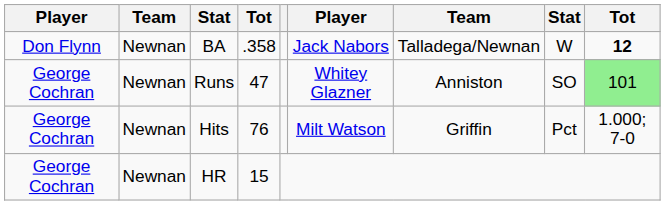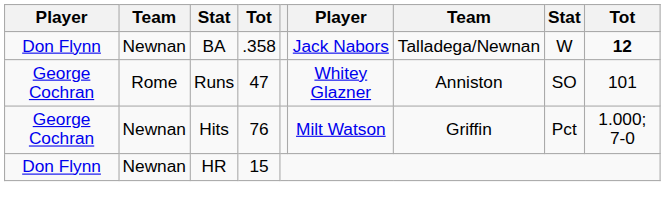(154, 82) Newnan -> (154, 82) Rome
(622, 82) lightgreen background -> (622, 82) no background
(62, 176) George Cochran -> (62, 166) Don Flynn
